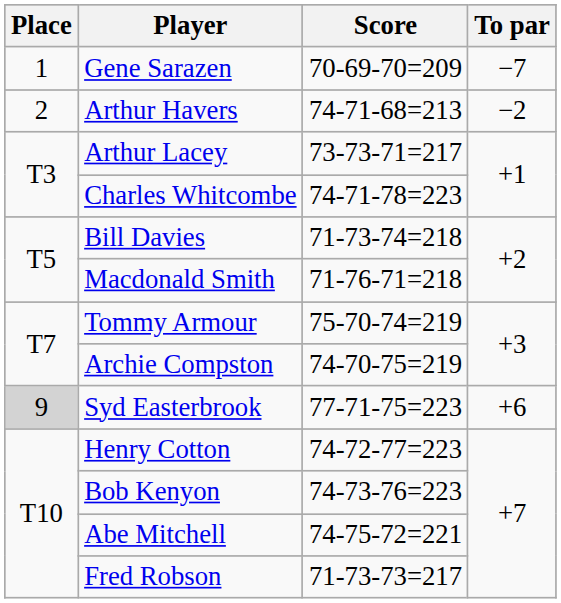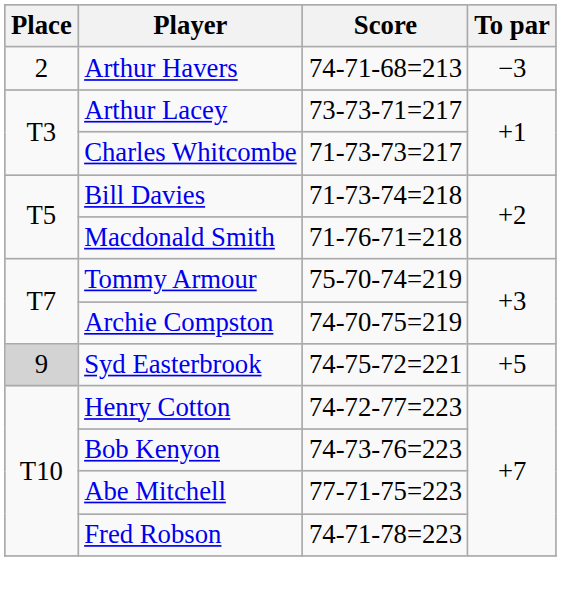- row: (158, 68)
(512, 110) −2 -> (512, 68) −3
(385, 195) 74-71-78=223 -> (385, 152) 71-73-73=217
(385, 407) 77-71-75=223 -> (385, 364) 74-75-72=221
(512, 407) +6 -> (512, 364) +5
(385, 534) 74-75-72=221 -> (385, 491) 77-71-75=223
(385, 576) 71-73-73=217 -> (385, 534) 74-71-78=223
